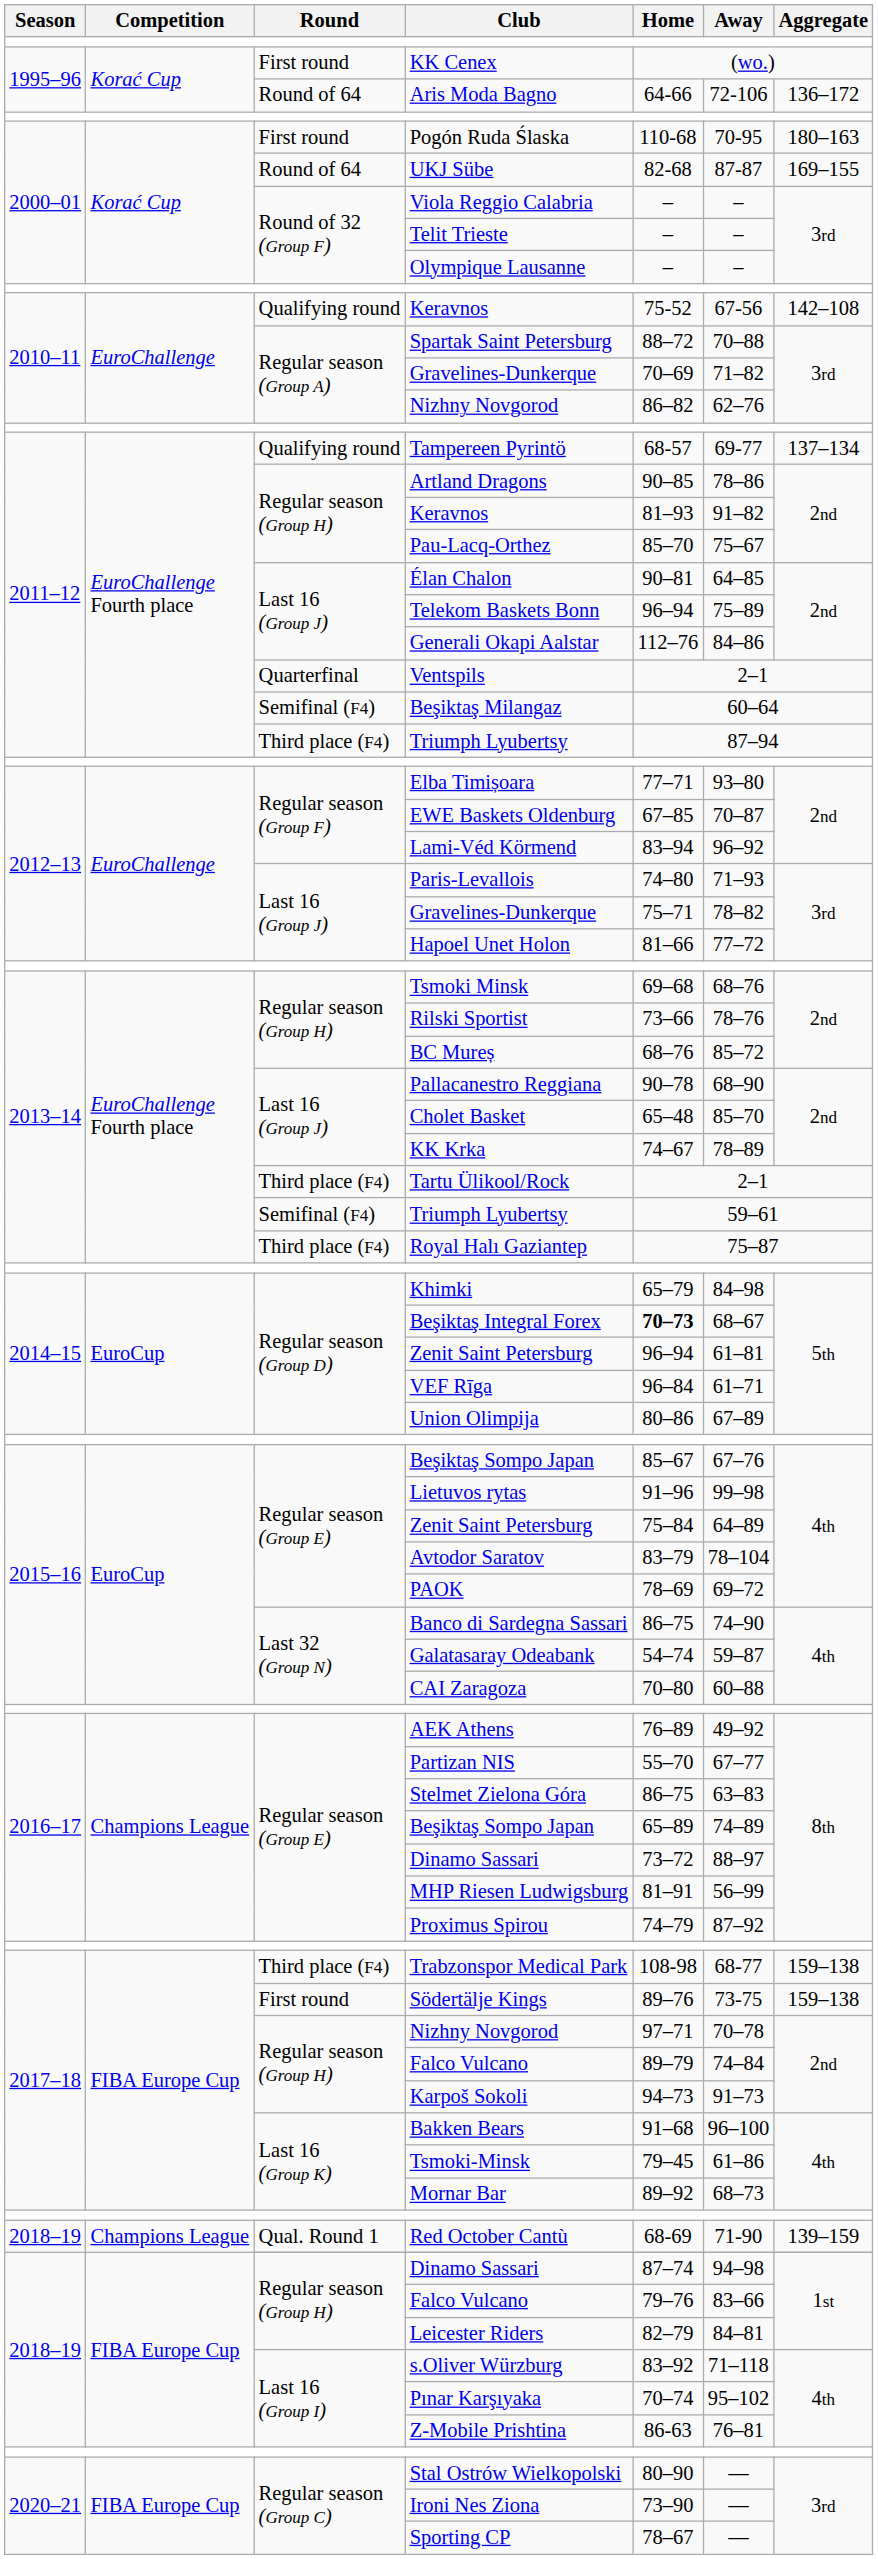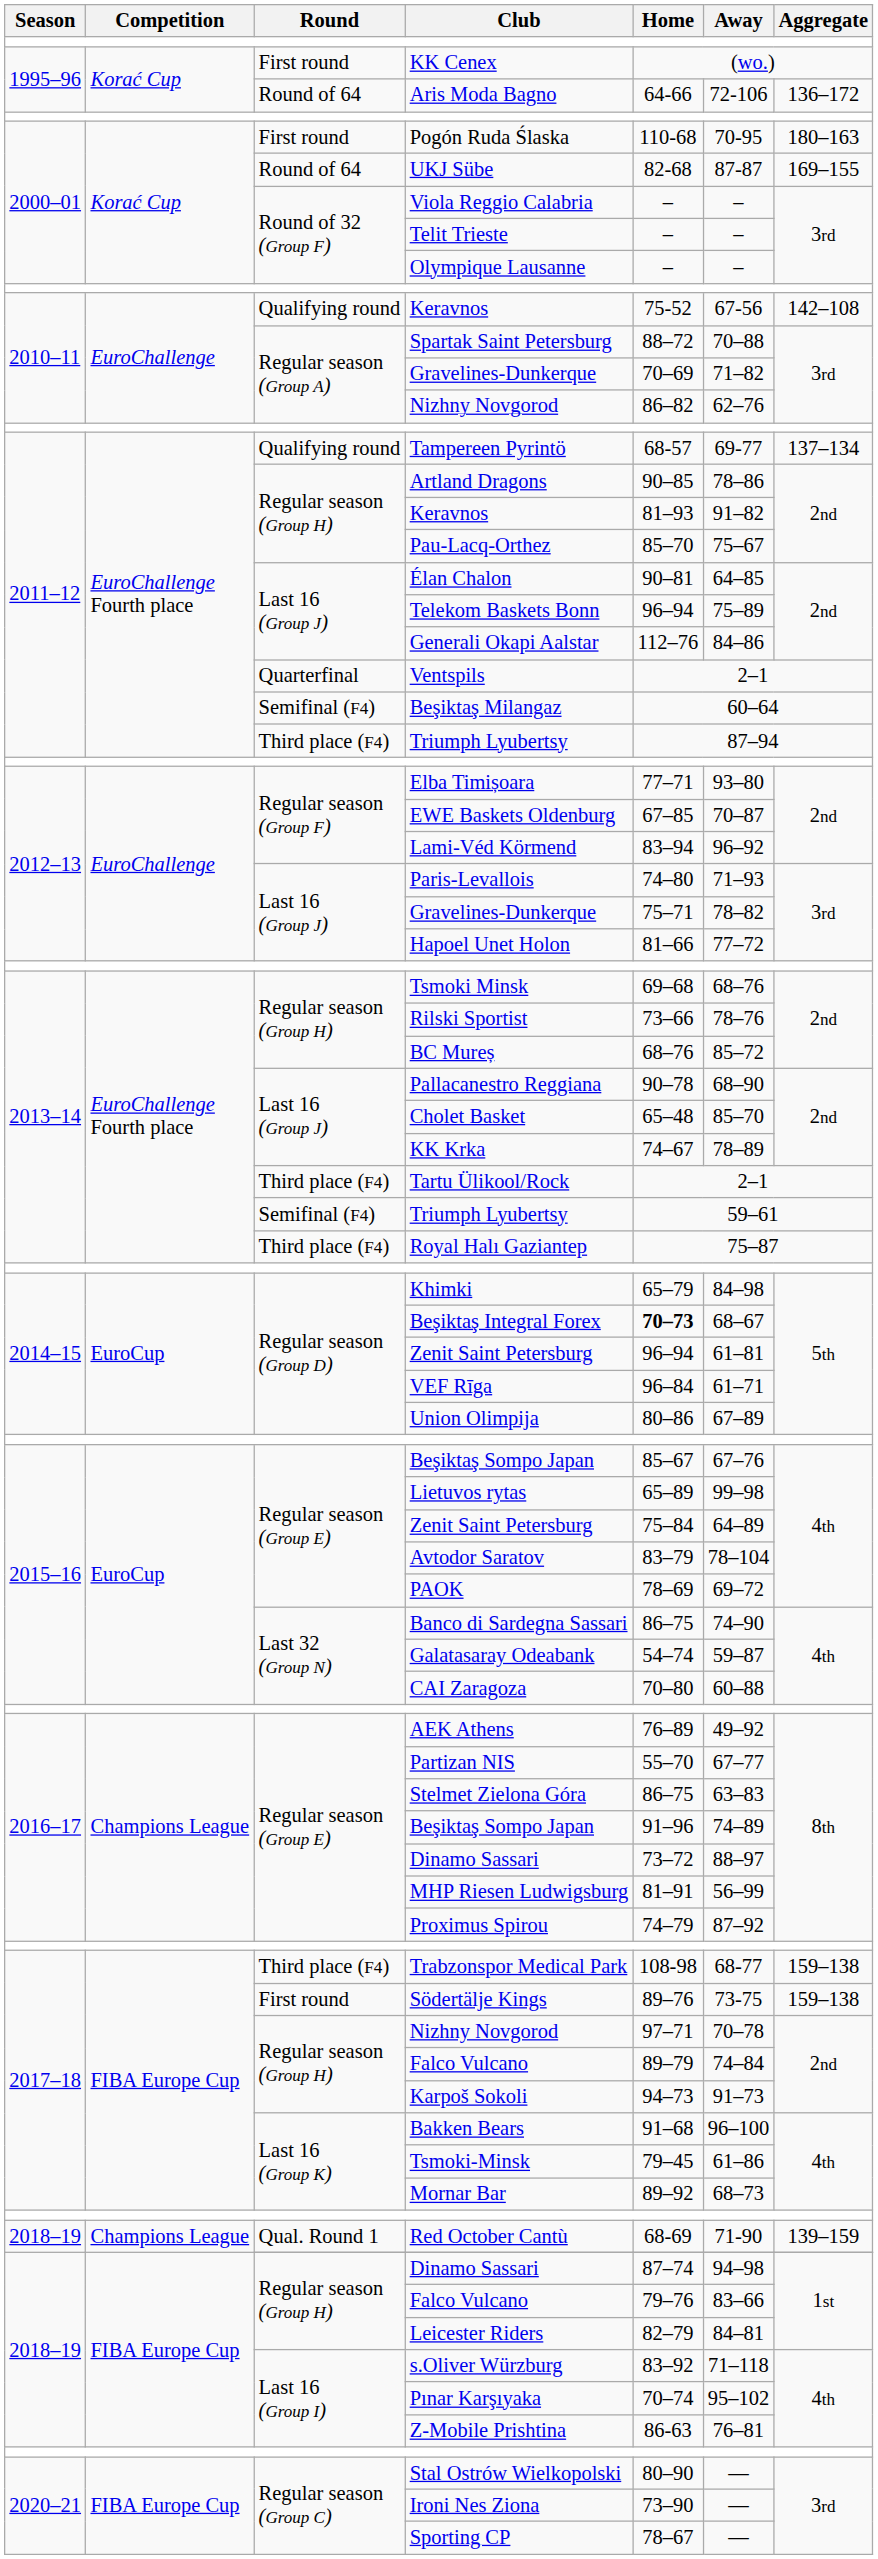(668, 1492) 91–96 -> (668, 1492) 65–89
(668, 1827) 65–89 -> (668, 1827) 91–96
